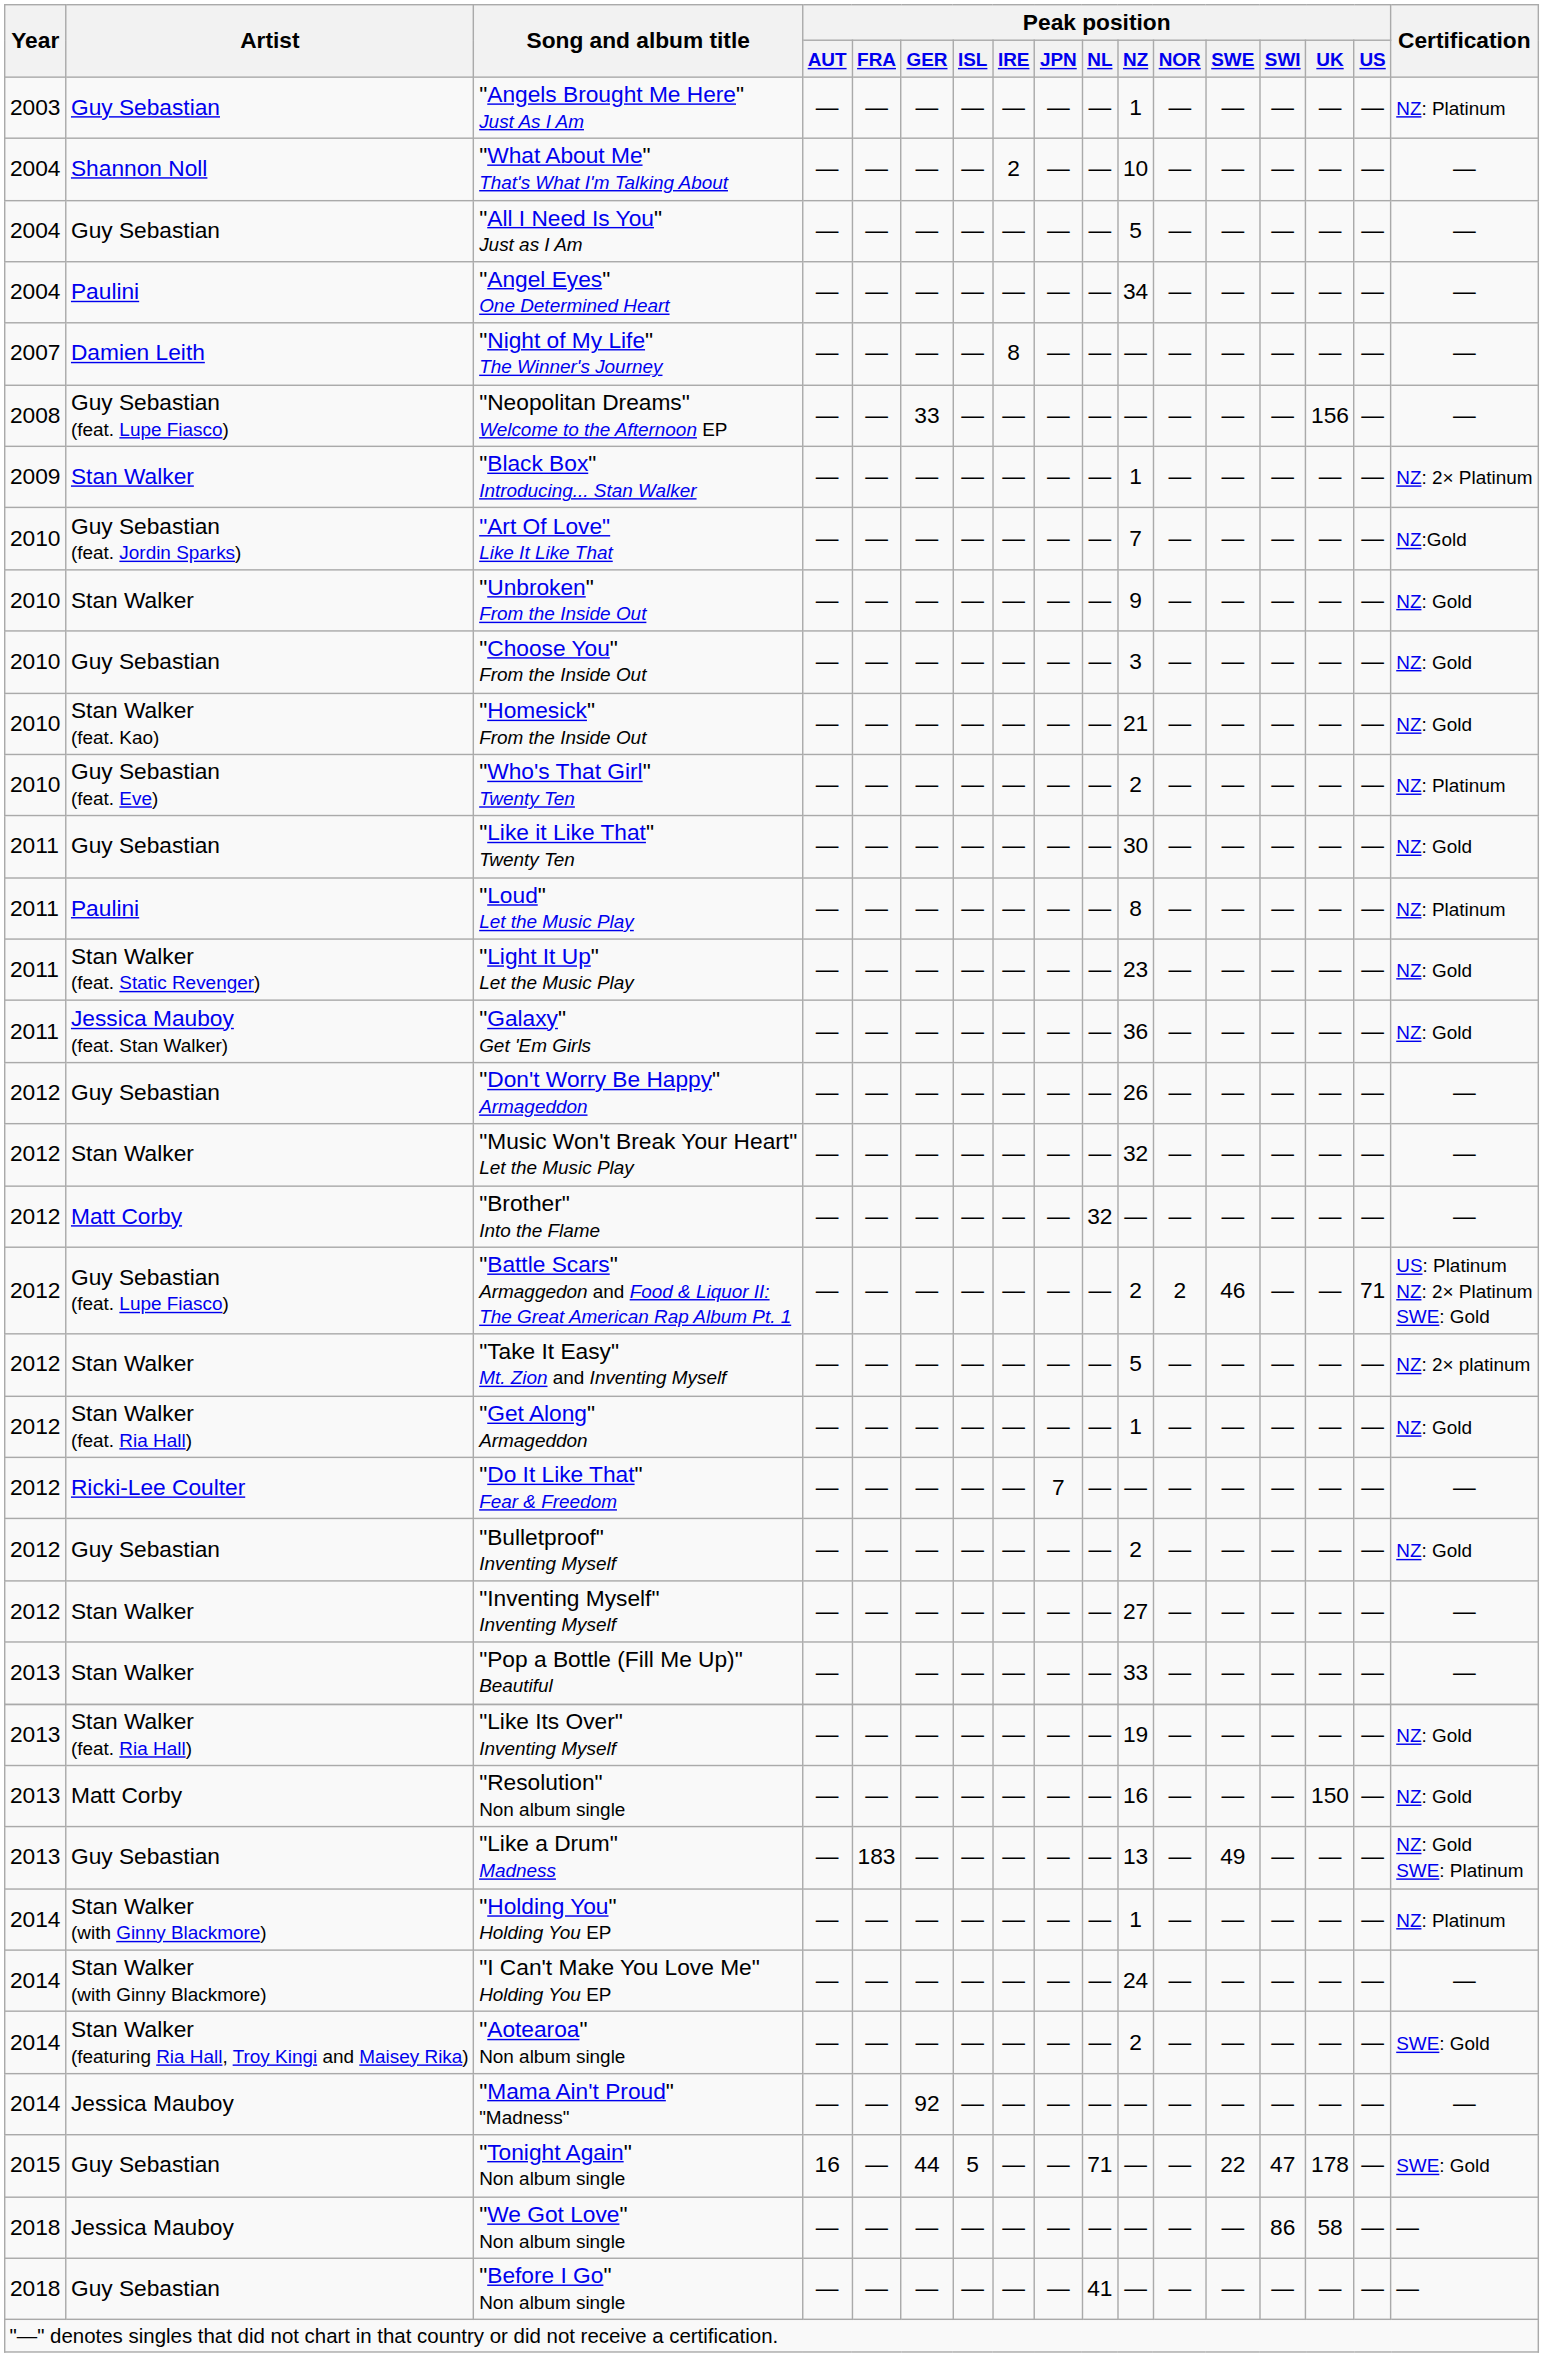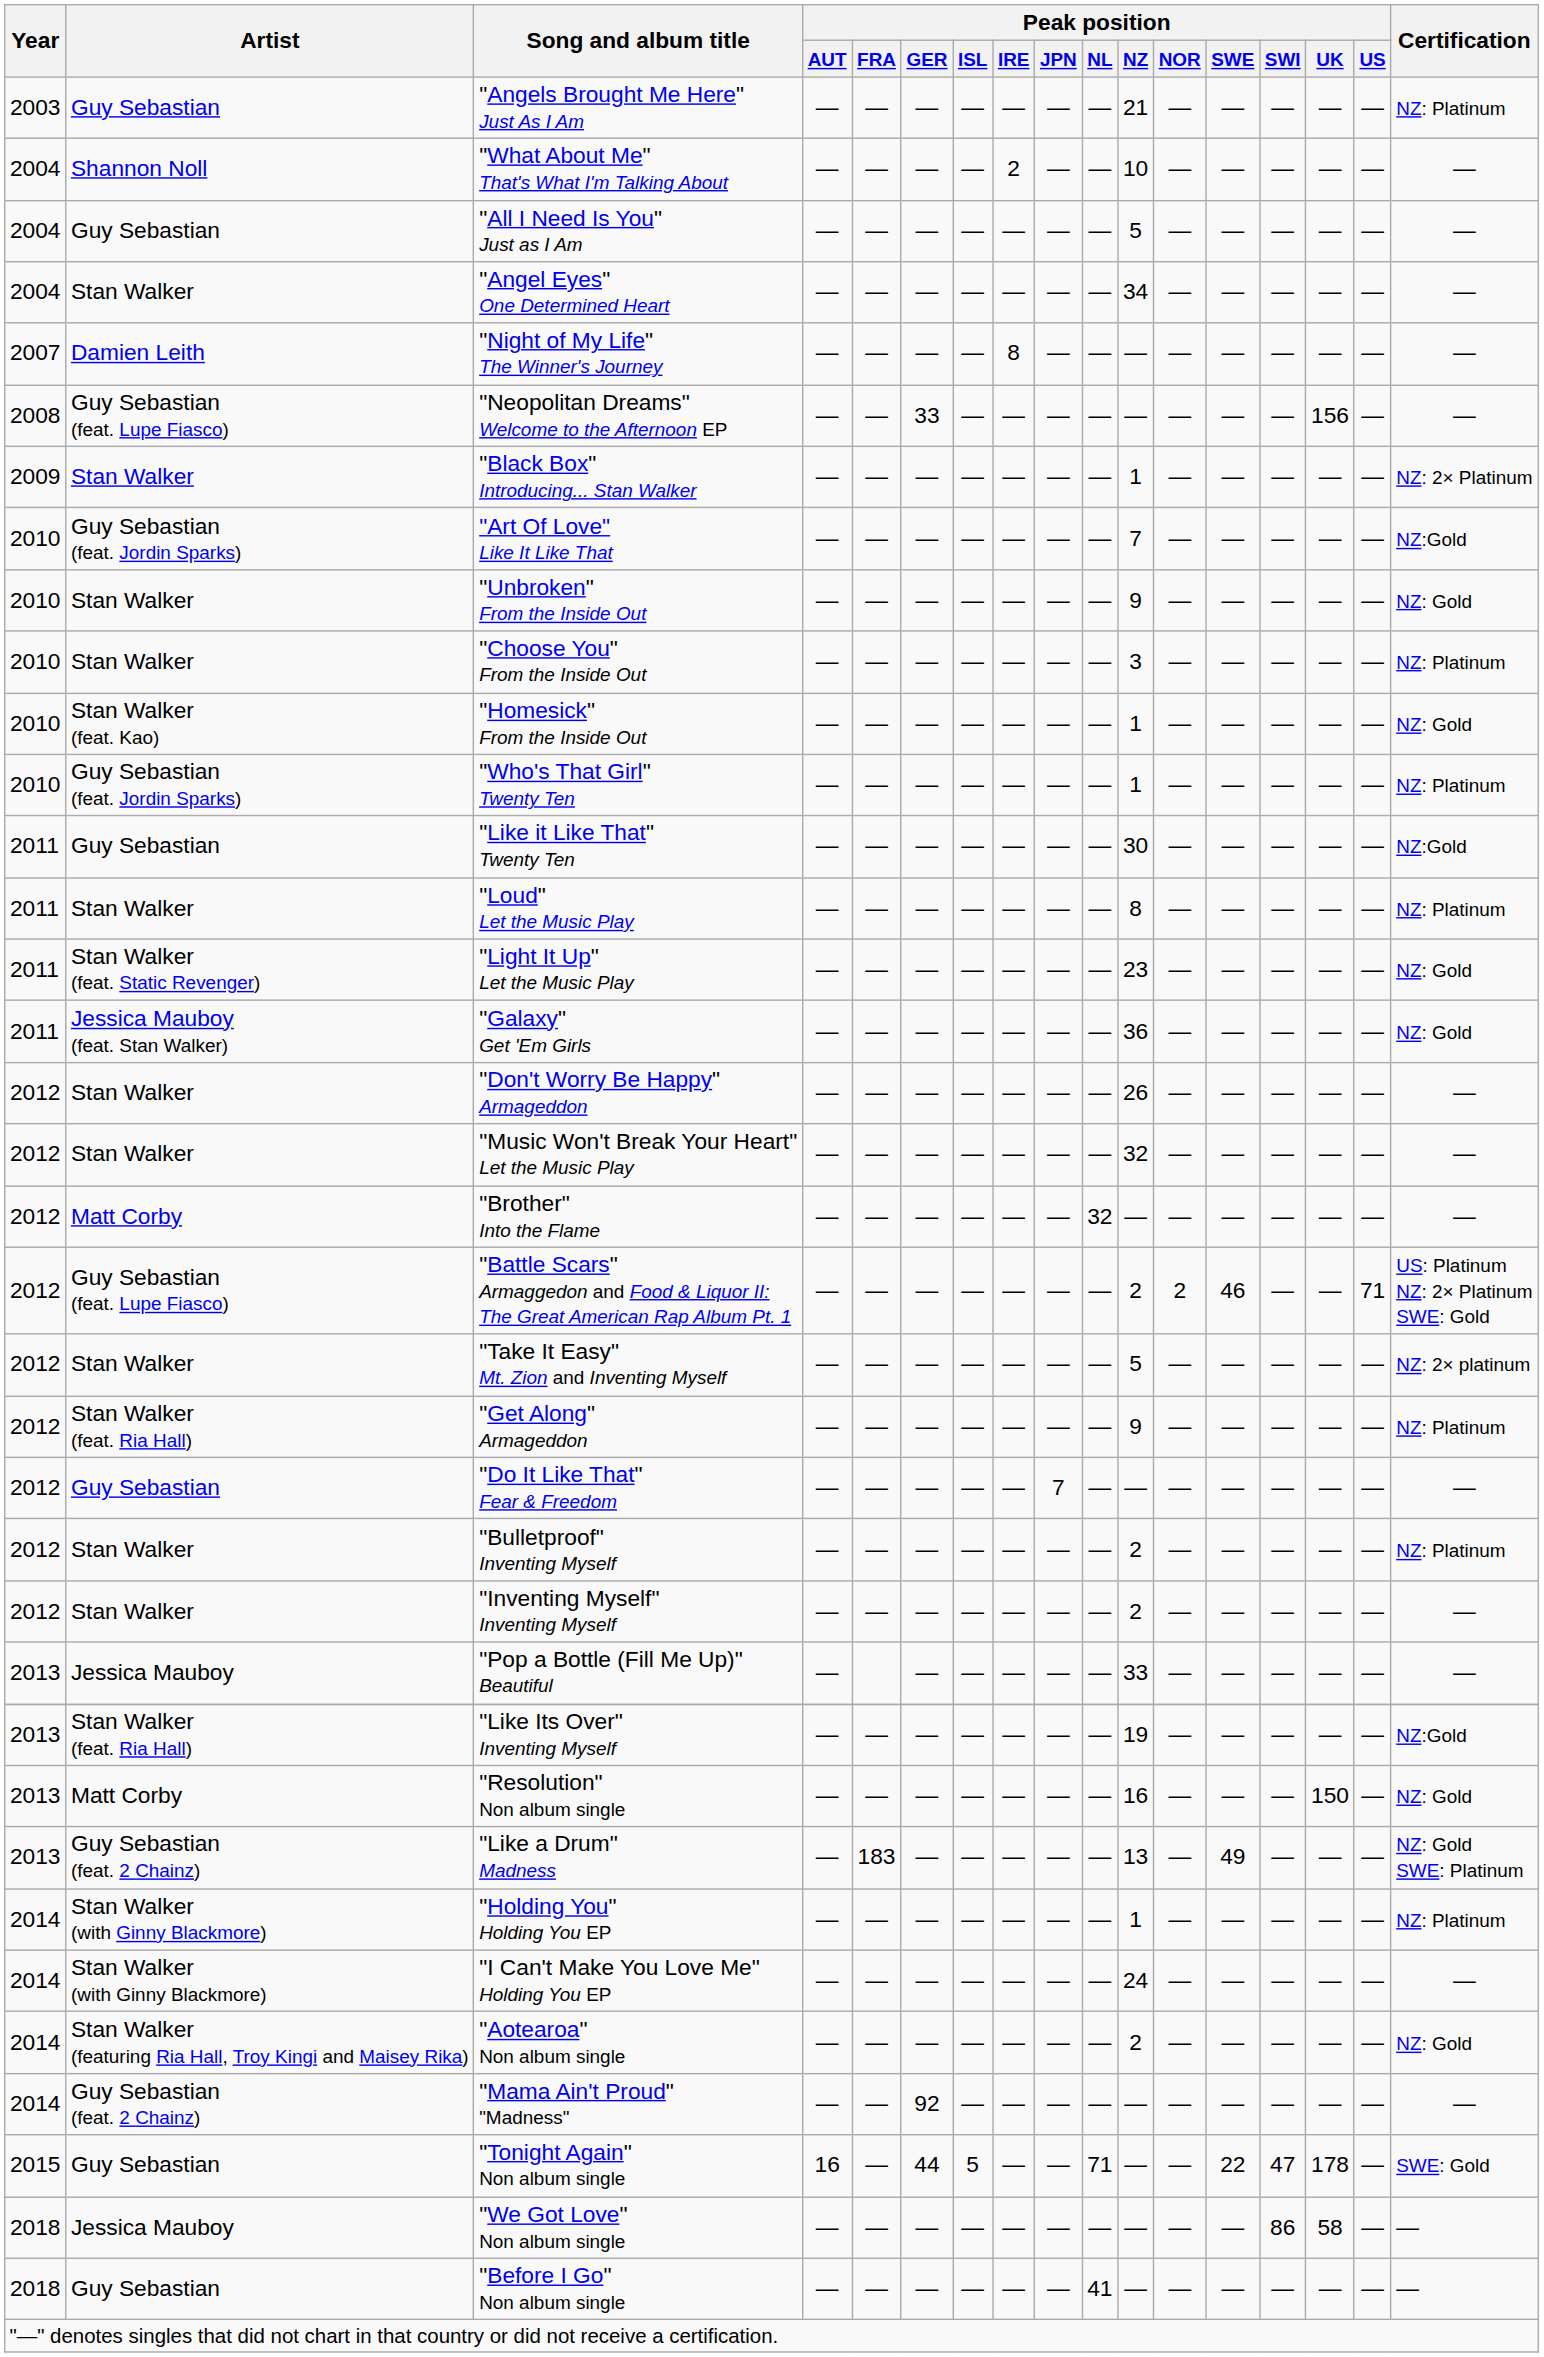(1136, 107) 1 -> (1136, 107) 21
(105, 292) Paulini -> (132, 292) Stan Walker
(145, 661) Guy Sebastian -> (132, 661) Stan Walker
(1434, 663) NZ: Gold -> (1451, 663) NZ: Platinum
(1136, 723) 21 -> (1136, 723) 1
(145, 784) Guy Sebastian (feat. Eve) -> (156, 784) Guy Sebastian (feat. Jordin Sparks)
(1136, 784) 2 -> (1136, 784) 1
(1434, 847) NZ: Gold -> (1431, 847) NZ:Gold
(105, 908) Paulini -> (132, 908) Stan Walker
(145, 1092) Guy Sebastian -> (132, 1092) Stan Walker
(1136, 1426) 1 -> (1136, 1426) 9
(1434, 1427) NZ: Gold -> (1451, 1427) NZ: Platinum
(158, 1487) Ricki-Lee Coulter -> (145, 1487) Guy Sebastian
(145, 1549) Guy Sebastian -> (132, 1549) Stan Walker
(1434, 1550) NZ: Gold -> (1451, 1550) NZ: Platinum
(1136, 1611) 27 -> (1136, 1611) 2
(132, 1672) Stan Walker -> (152, 1672) Jessica Mauboy
(1434, 1735) NZ: Gold -> (1431, 1735) NZ:Gold
(145, 1857) Guy Sebastian -> (145, 1857) Guy Sebastian (feat. 2 Chainz)
(1443, 2043) SWE: Gold -> (1434, 2043) NZ: Gold
(152, 2103) Jessica Mauboy -> (145, 2103) Guy Sebastian (feat. 2 Chainz)
